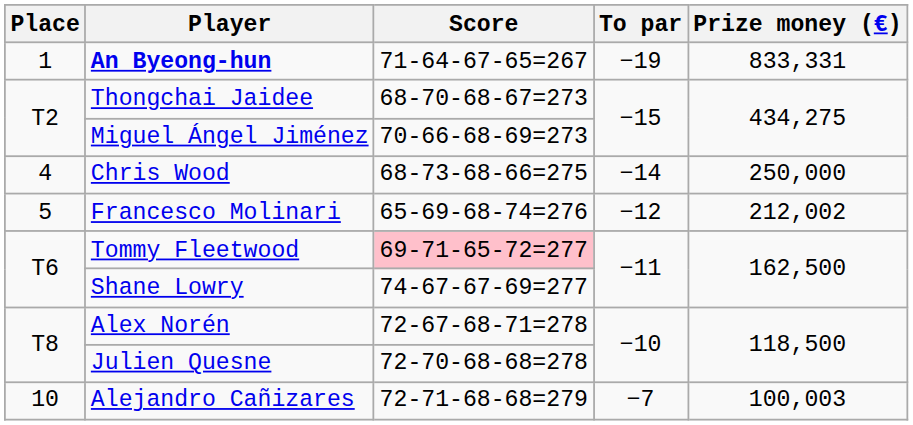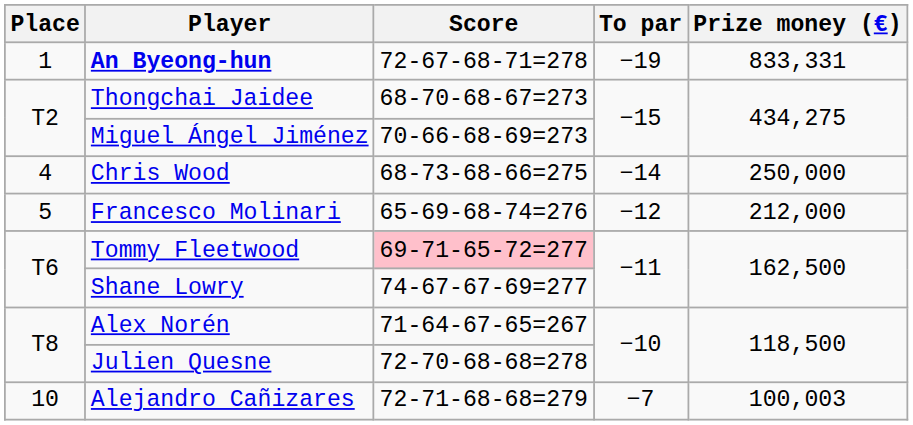(484, 61) 71-64-67-65=267 -> (484, 61) 72-67-68-71=278
(797, 212) 212,002 -> (797, 212) 212,000
(484, 325) 72-67-68-71=278 -> (484, 325) 71-64-67-65=267
